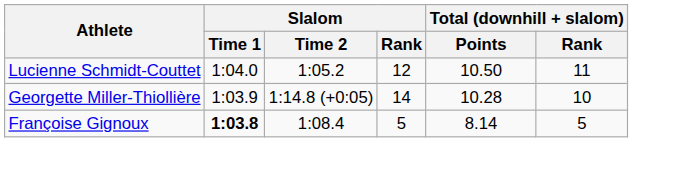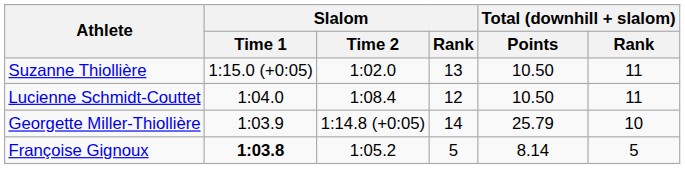+ row: (77, 71)
(321, 71) 1:05.2 -> (373, 97) 1:08.4
(481, 97) 10.28 -> (533, 124) 25.79
(321, 124) 1:08.4 -> (373, 150) 1:05.2
